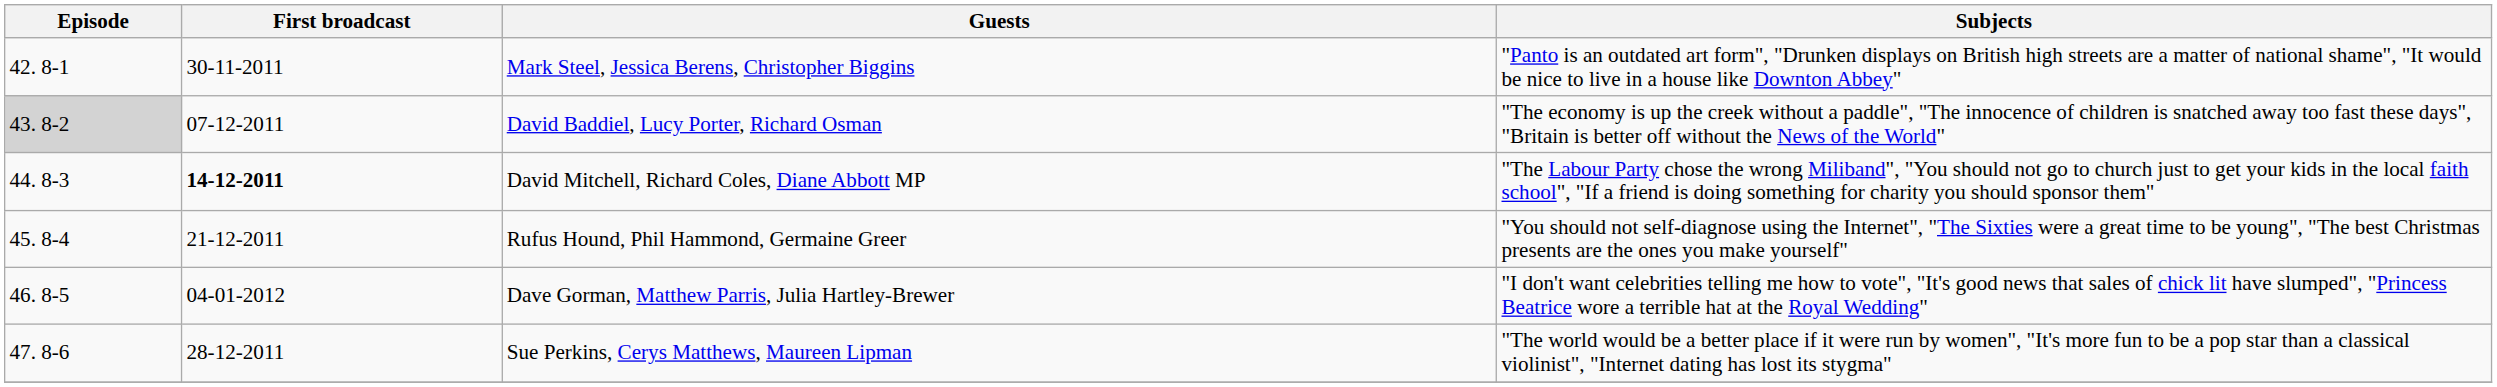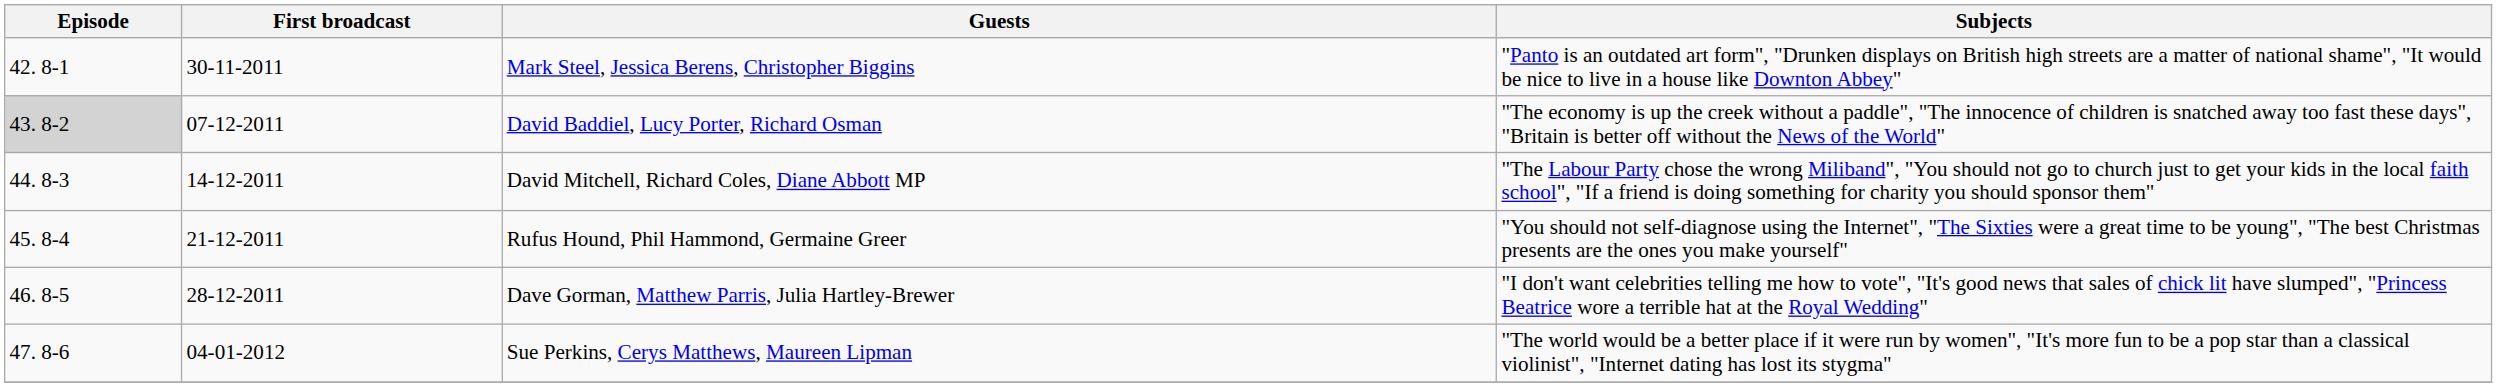(235, 181) bold -> (235, 181) normal
(236, 295) 04-01-2012 -> (235, 295) 28-12-2011
(235, 352) 28-12-2011 -> (236, 352) 04-01-2012
